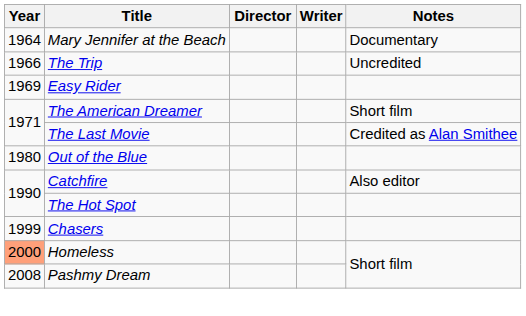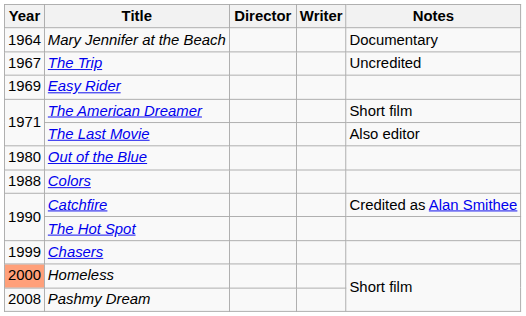(24, 63) 1966 -> (24, 63) 1967
(433, 134) Credited as Alan Smithee -> (385, 134) Also editor
+ row: (69, 181)
(385, 181) Also editor -> (433, 205) Credited as Alan Smithee
